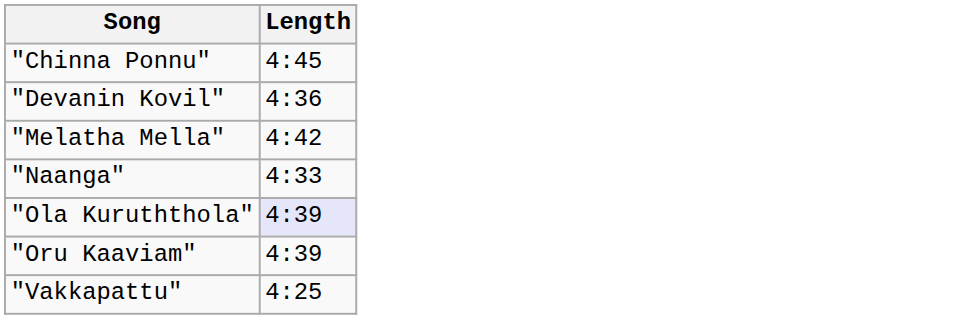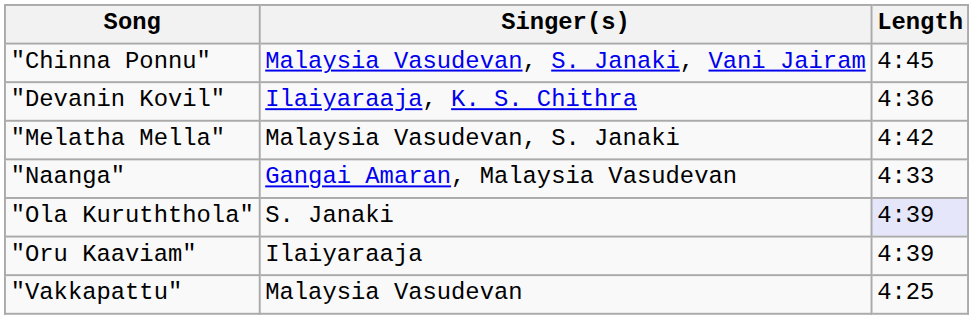+ column: (565, 25)
